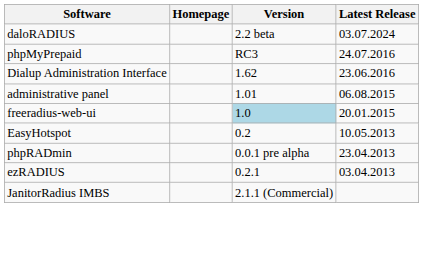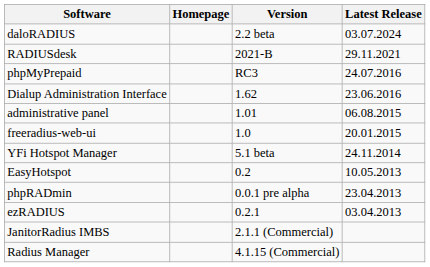+ row: (42, 53)
(243, 113) lightblue background -> (243, 133) no background
+ row: (62, 152)
+ row: (48, 251)
